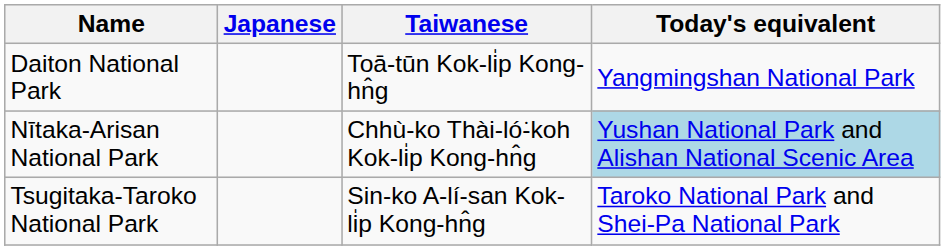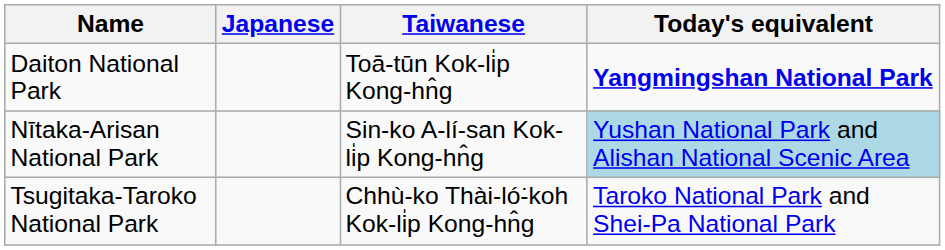(756, 76) normal -> (763, 76) bold
(459, 143) Chhù-ko Thài-ló͘-koh Kok-li̍p Kong-hn̂g -> (454, 143) Sin-ko A-lí-san Kok-li̍p Kong-hn̂g
(456, 210) Sin-ko A-lí-san Kok-li̍p Kong-hn̂g -> (457, 210) Chhù-ko Thài-ló͘-koh Kok-li̍p Kong-hn̂g
